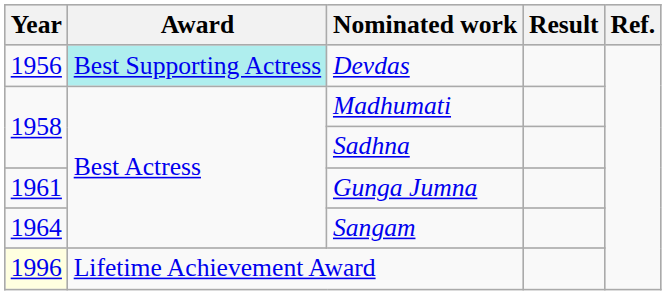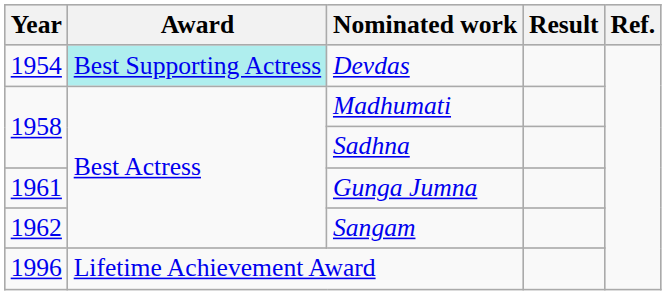(36, 65) 1956 -> (36, 65) 1954
(36, 227) 1964 -> (36, 227) 1962
(36, 268) lightyellow background -> (36, 268) no background
